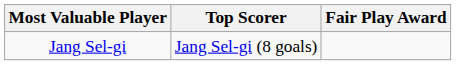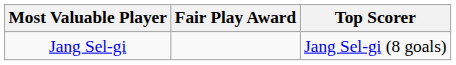columns swapped: (246, 18) <-> (386, 18)
